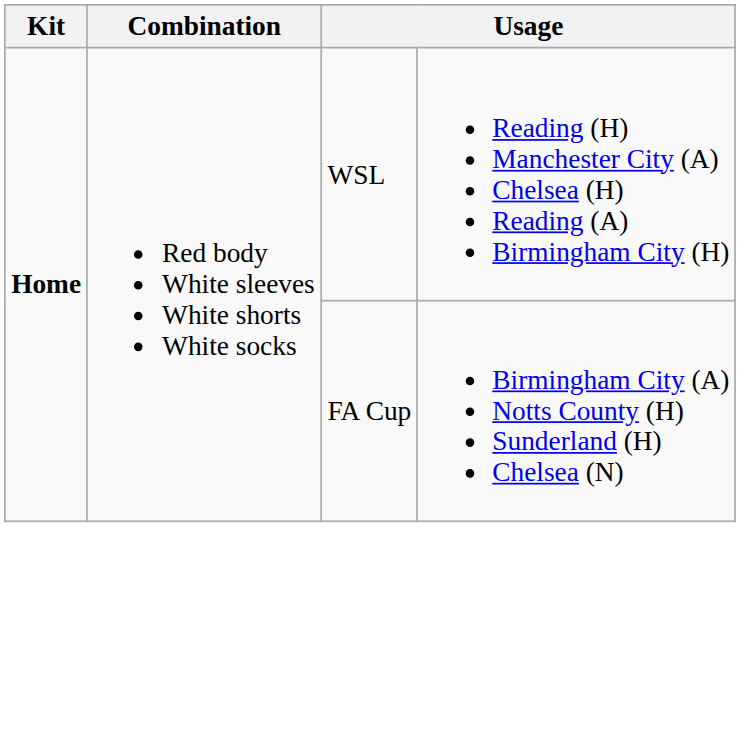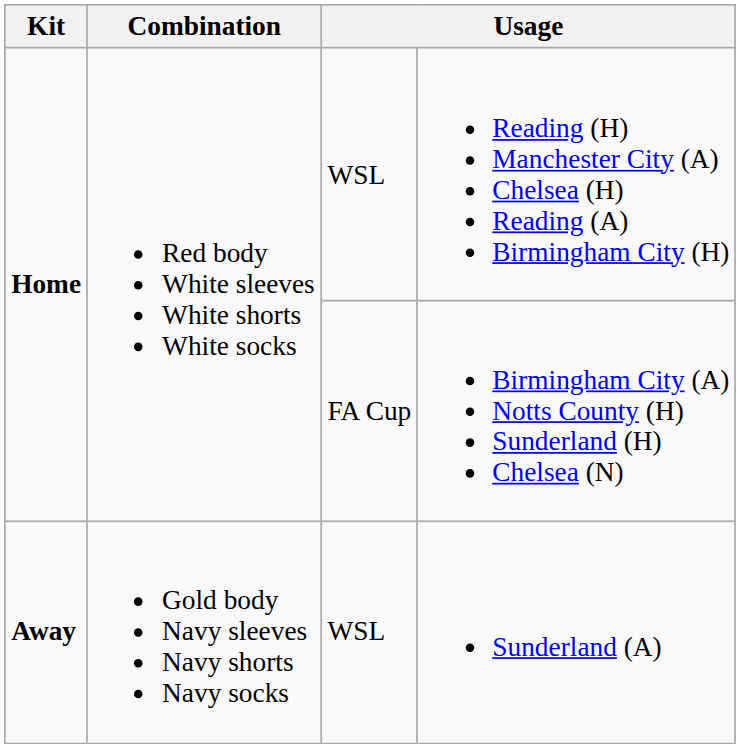+ row: (577, 647)
